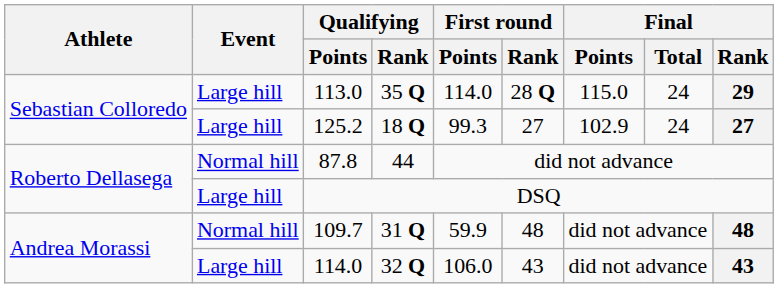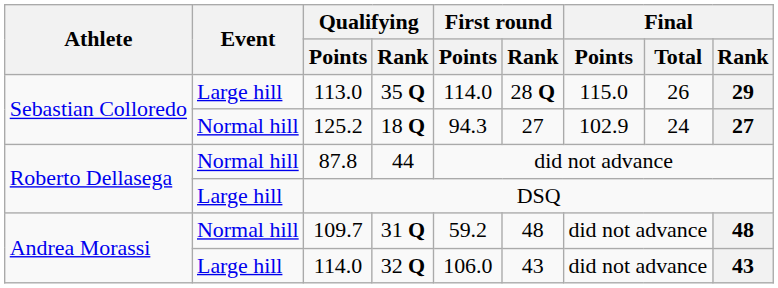(678, 91) 24 -> (678, 91) 26
(240, 126) Large hill -> (248, 126) Normal hill
(468, 126) 99.3 -> (468, 126) 94.3
(468, 230) 59.9 -> (468, 230) 59.2
